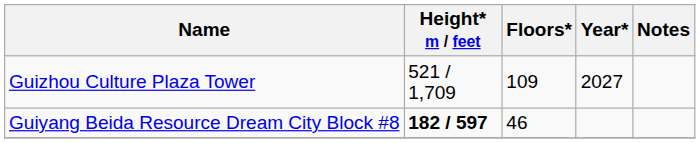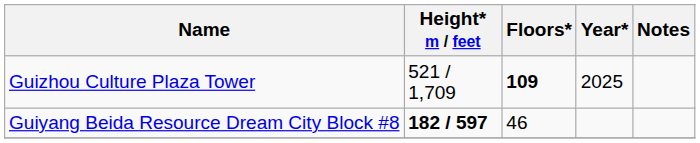(522, 81) normal -> (522, 81) bold
(602, 81) 2027 -> (602, 81) 2025
